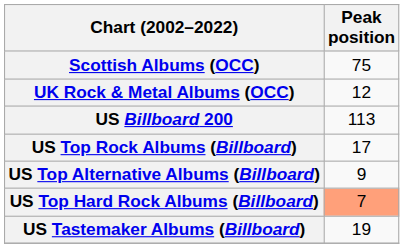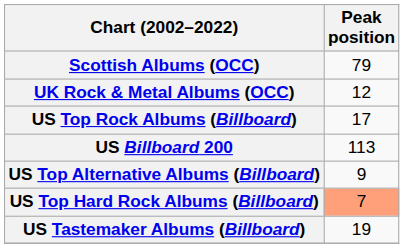(361, 65) 75 -> (361, 65) 79
rows swapped: (164, 119) <-> (164, 147)
